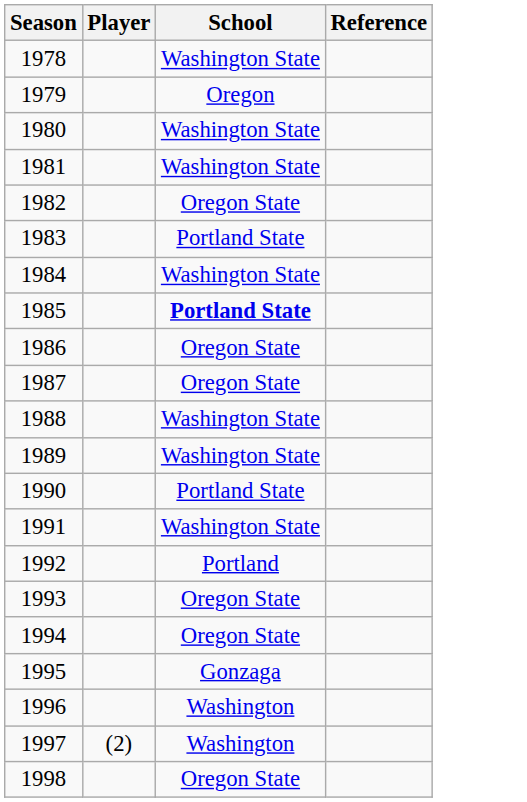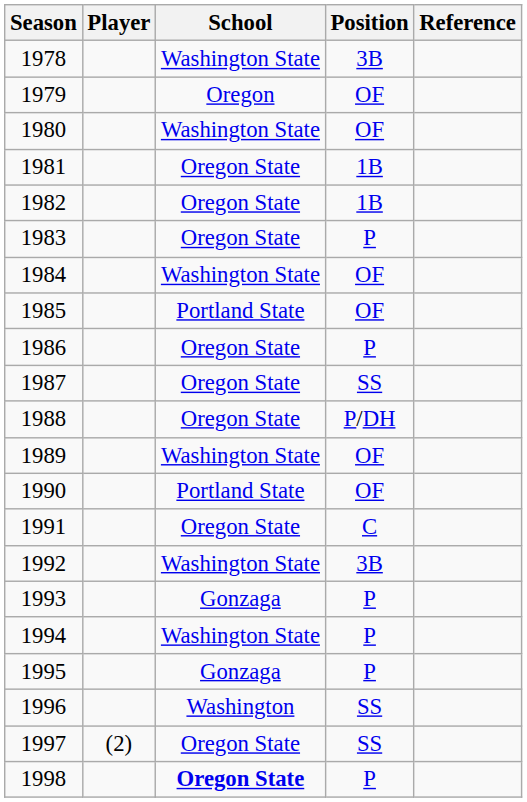+ column: (370, 22)
(240, 166) Washington State -> (240, 166) Oregon State
(240, 238) Portland State -> (240, 238) Oregon State
(240, 310) bold -> (240, 310) normal
(240, 418) Washington State -> (240, 418) Oregon State
(240, 526) Washington State -> (240, 526) Oregon State
(240, 563) Portland -> (240, 563) Washington State
(240, 599) Oregon State -> (240, 599) Gonzaga
(240, 635) Oregon State -> (240, 635) Washington State
(240, 743) Washington -> (240, 743) Oregon State
(240, 779) normal -> (240, 779) bold
